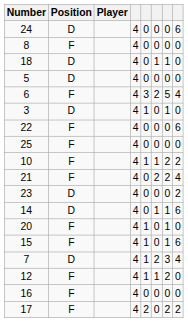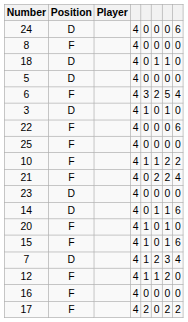(178, 194) 2 -> (178, 194) 0
